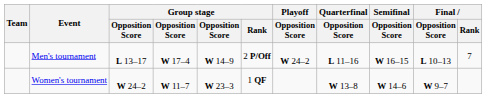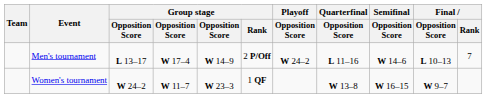(392, 61) W 16–15 -> (392, 61) W 14–6
(392, 86) W 14–6 -> (392, 86) W 16–15
